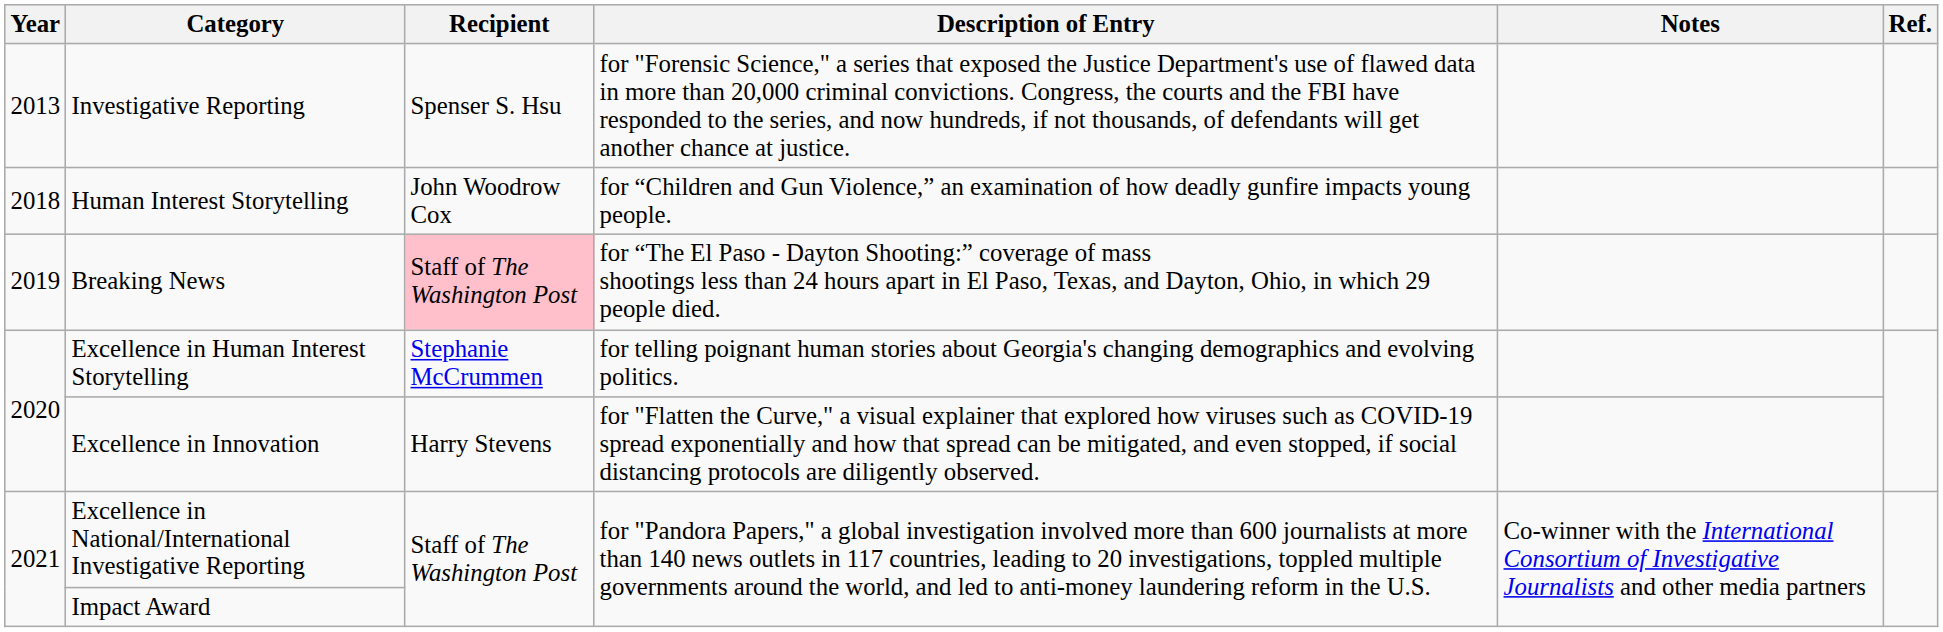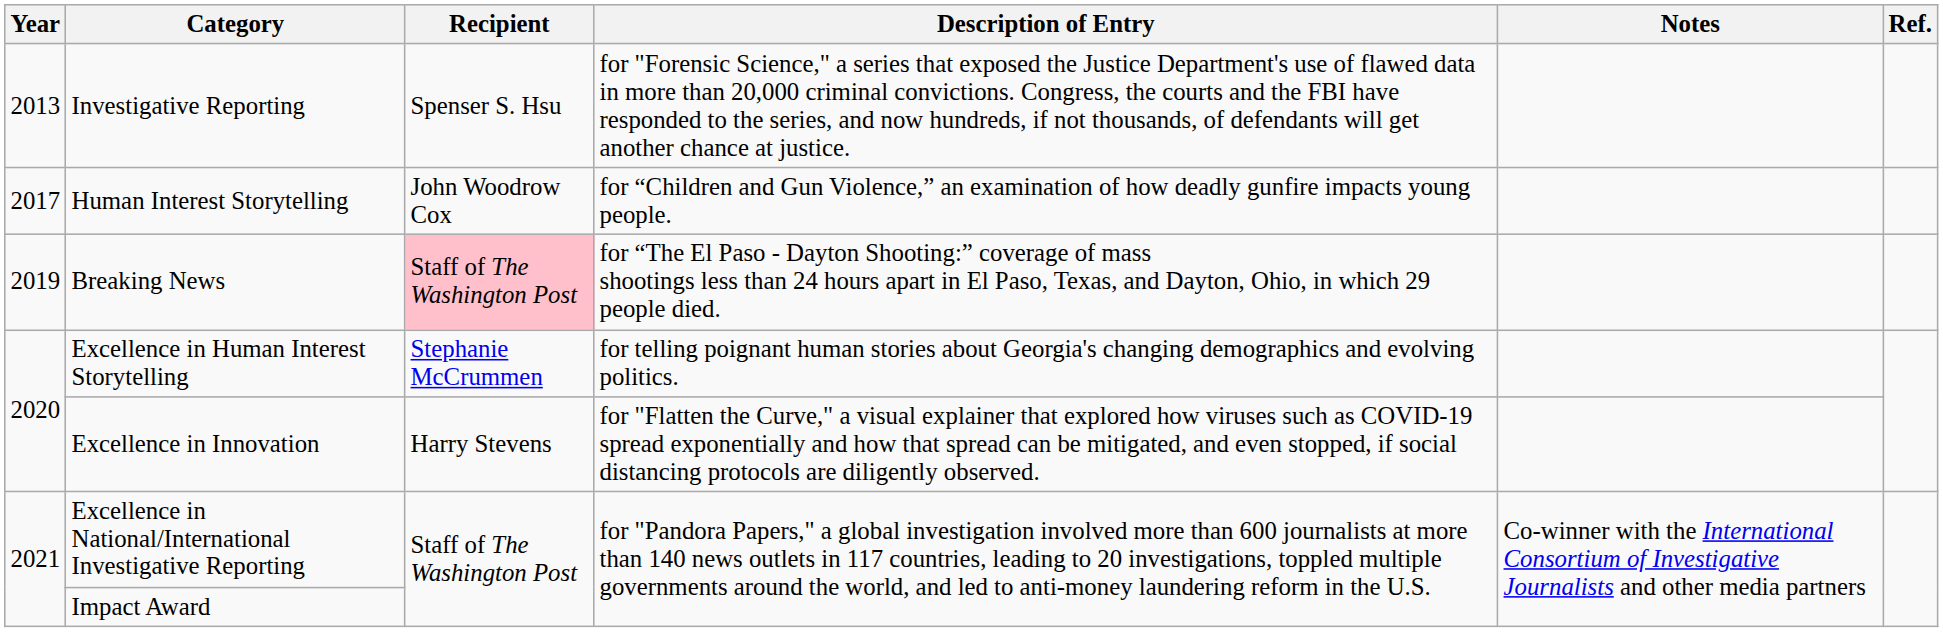(35, 200) 2018 -> (35, 200) 2017
